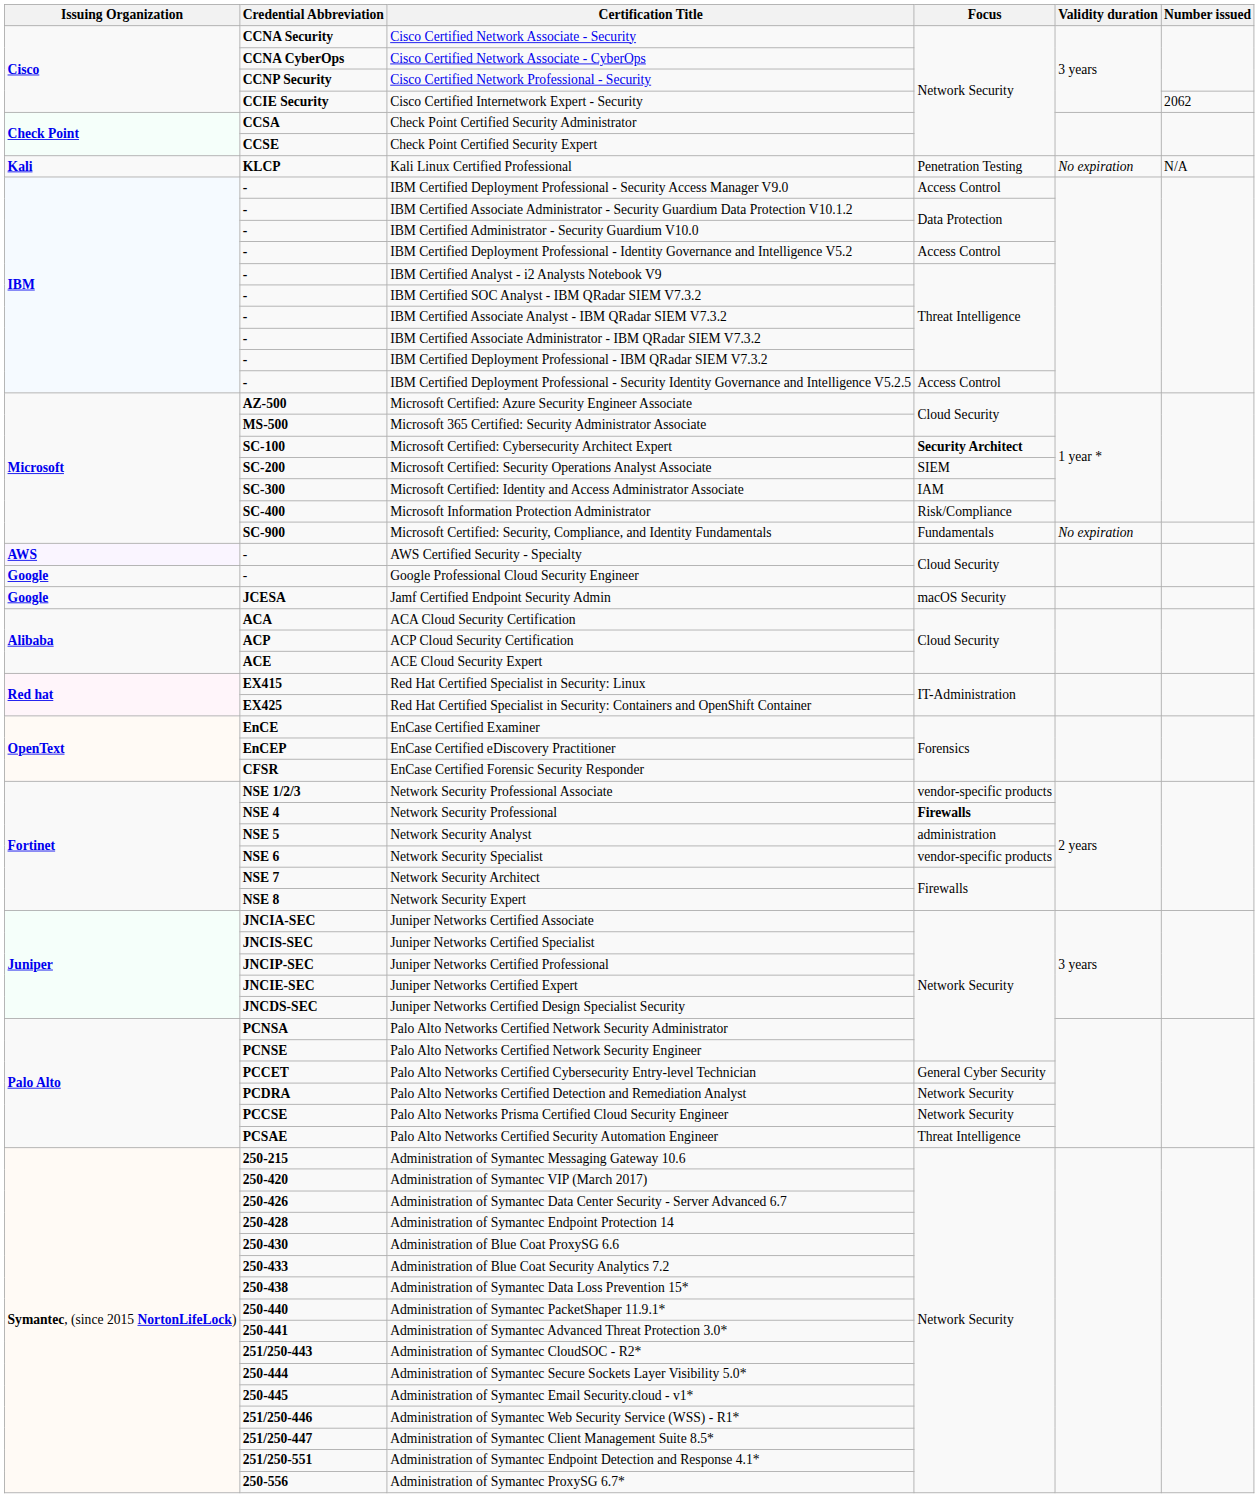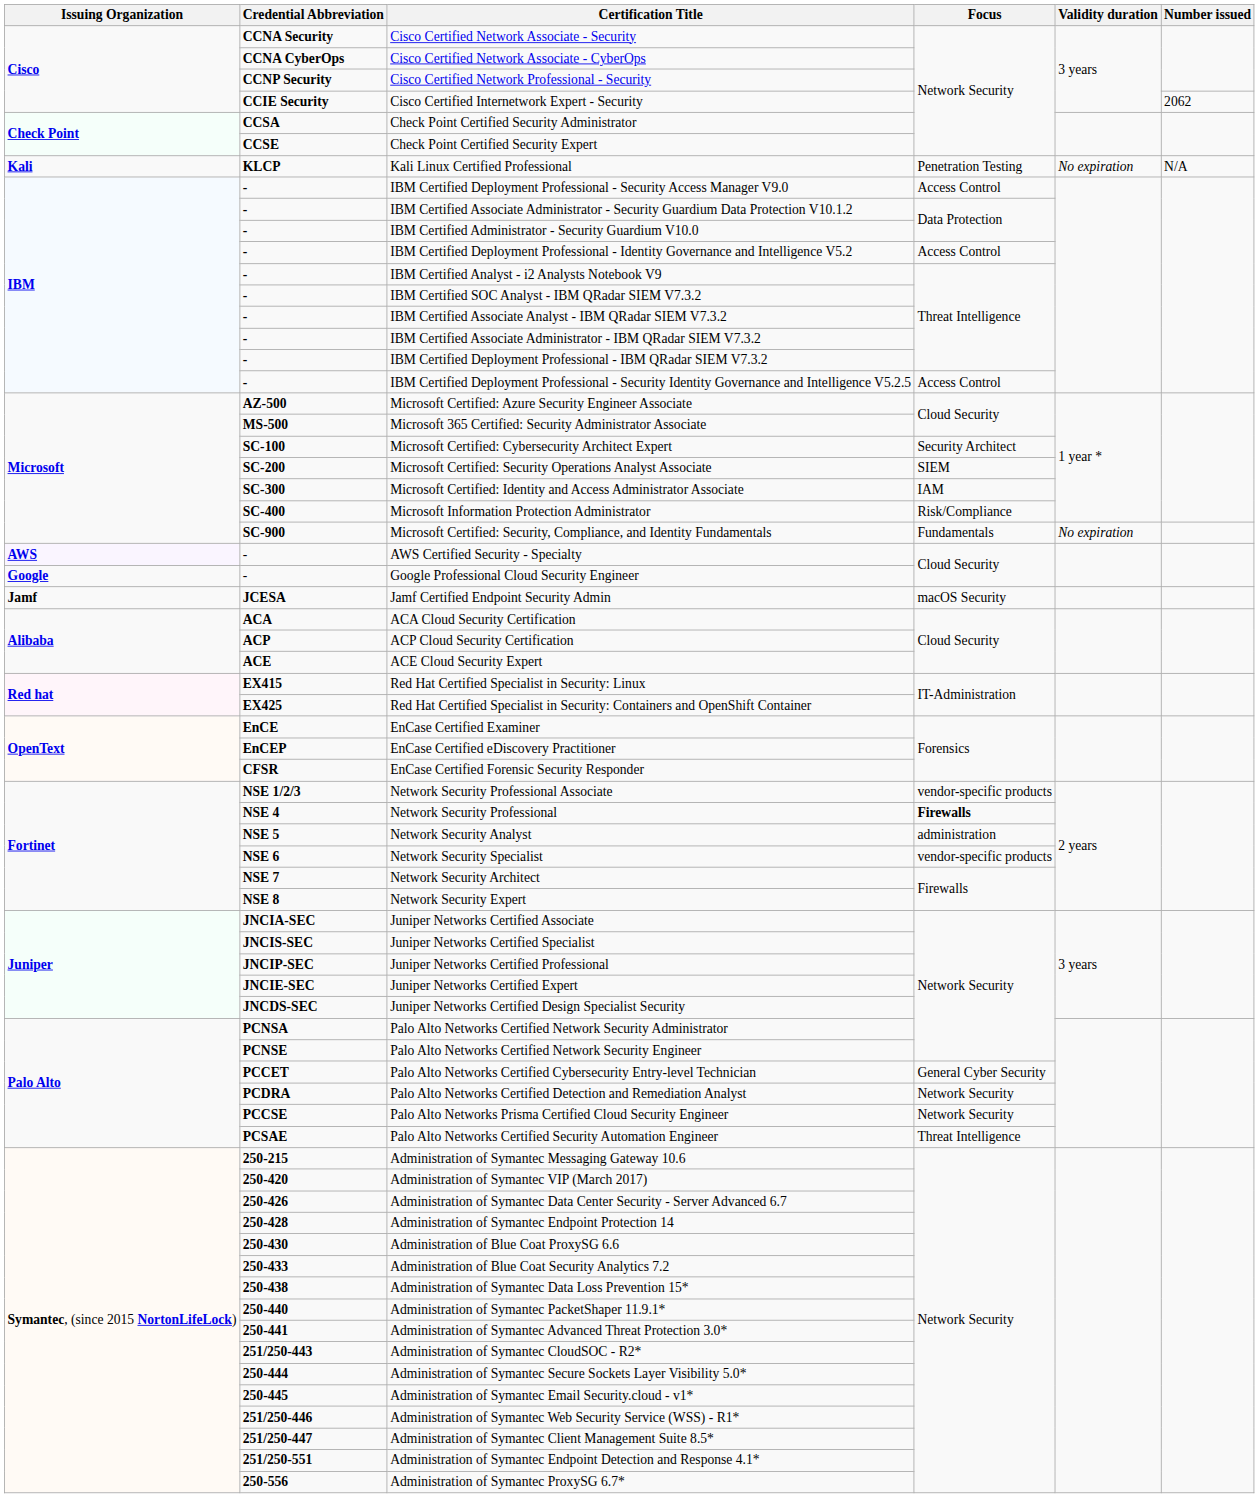(970, 446) bold -> (967, 446) normal
(28, 597) Google -> (22, 597) Jamf
